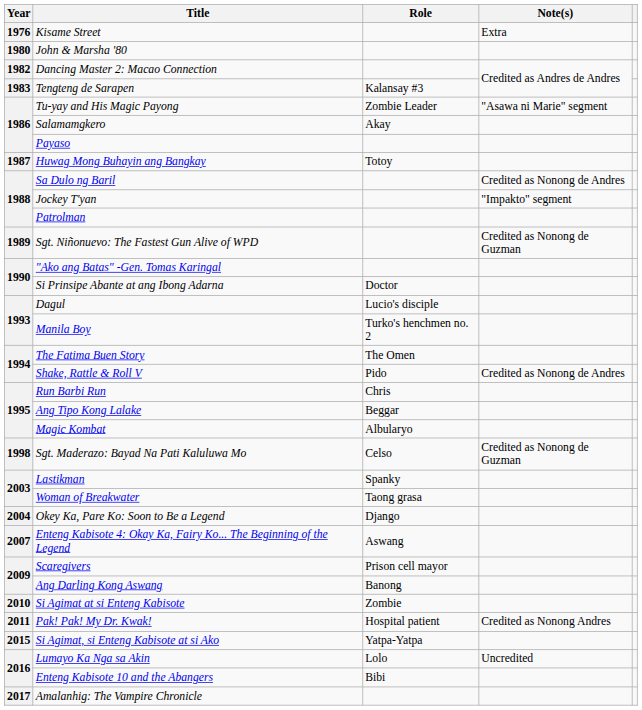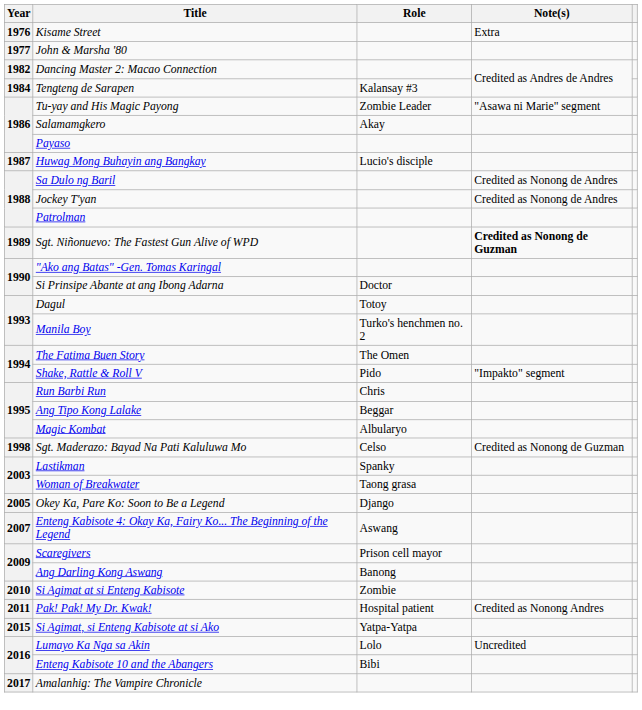(19, 50) 1980 -> (19, 50) 1977
(19, 87) 1983 -> (19, 87) 1984
(379, 161) Totoy -> (396, 161) Lucio's disciple
(526, 198) "Impakto" segment -> (546, 198) Credited as Nonong de Andres
(535, 242) normal -> (531, 242) bold
(402, 304) Lucio's disciple -> (373, 304) Totoy
(553, 373) Credited as Nonong de Andres -> (519, 373) "Impakto" segment
(19, 516) 2004 -> (19, 503) 2005
